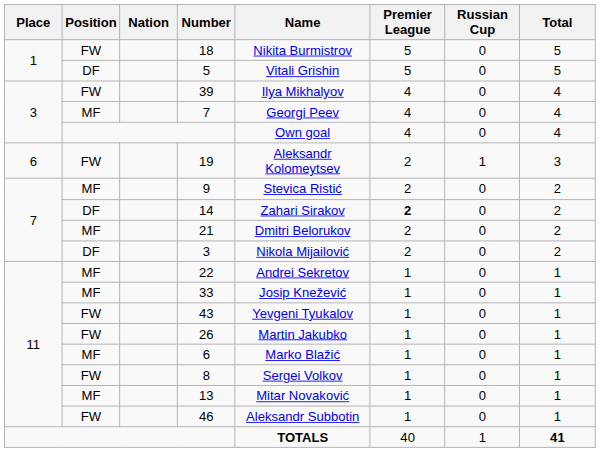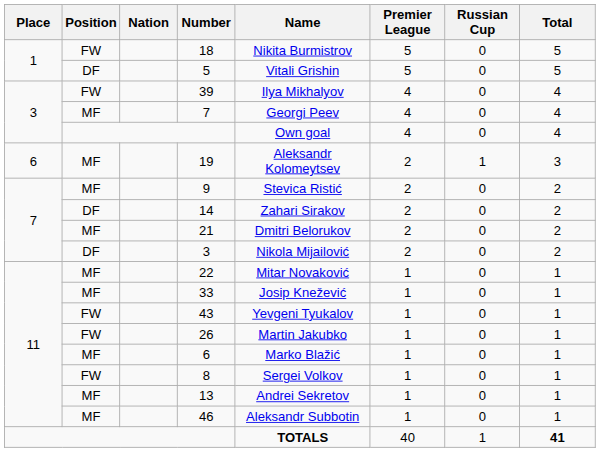(91, 161) FW -> (91, 161) MF
(408, 210) bold -> (408, 210) normal
(303, 272) Andrei Sekretov -> (303, 272) Mitar Novaković
(303, 396) Mitar Novaković -> (303, 396) Andrei Sekretov
(91, 417) FW -> (91, 417) MF
